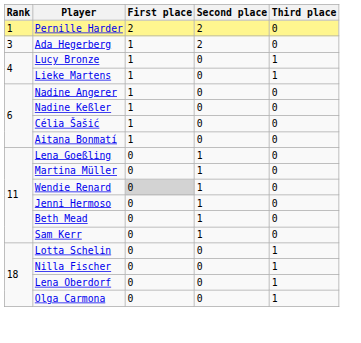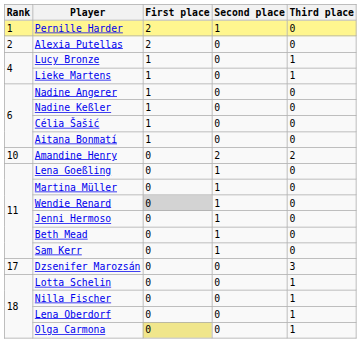(200, 28) 2 -> (217, 28) 1
+ row: (79, 44)
- row: (73, 44)
+ row: (76, 155)
+ row: (88, 267)
(130, 298) no background -> (148, 330) khaki background
